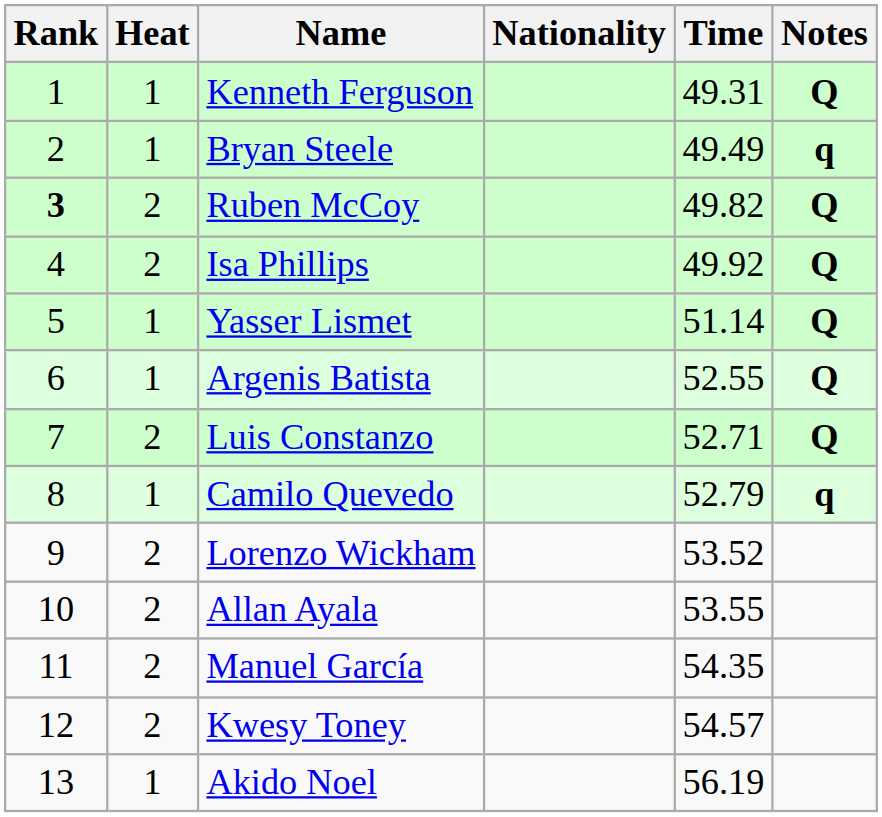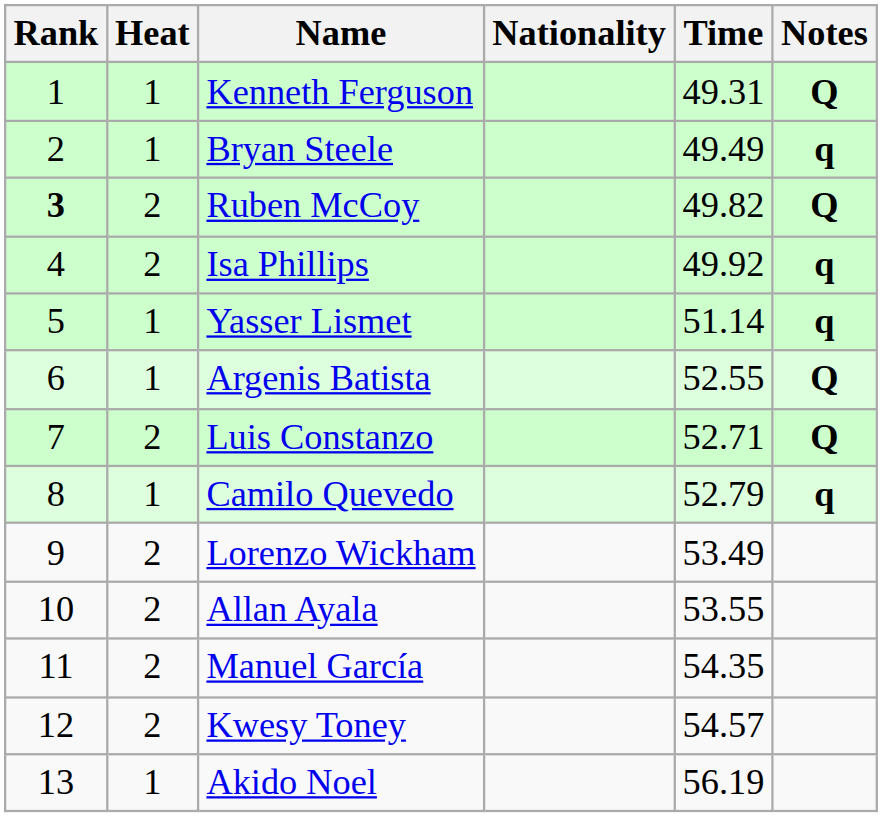(824, 263) Q -> (824, 263) q
(824, 321) Q -> (824, 321) q
(723, 551) 53.52 -> (723, 551) 53.49
